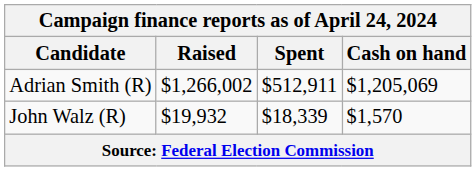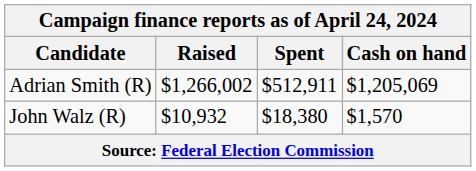(194, 117) $19,932 -> (194, 117) $10,932
(295, 117) $18,339 -> (295, 117) $18,380
